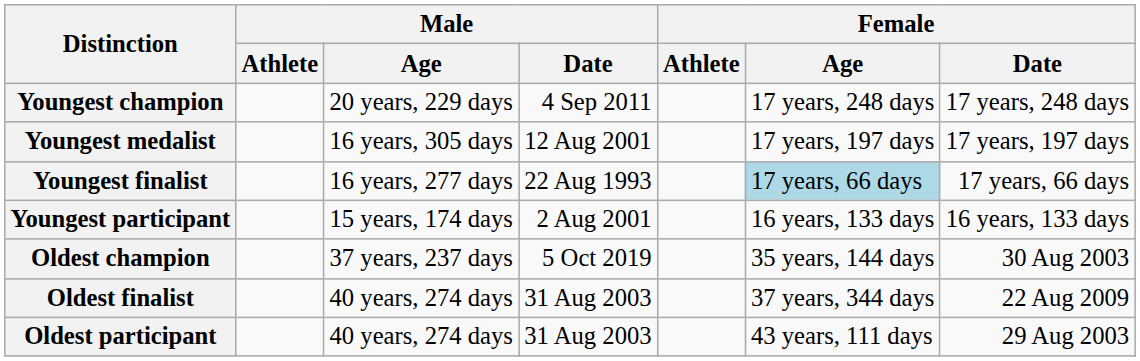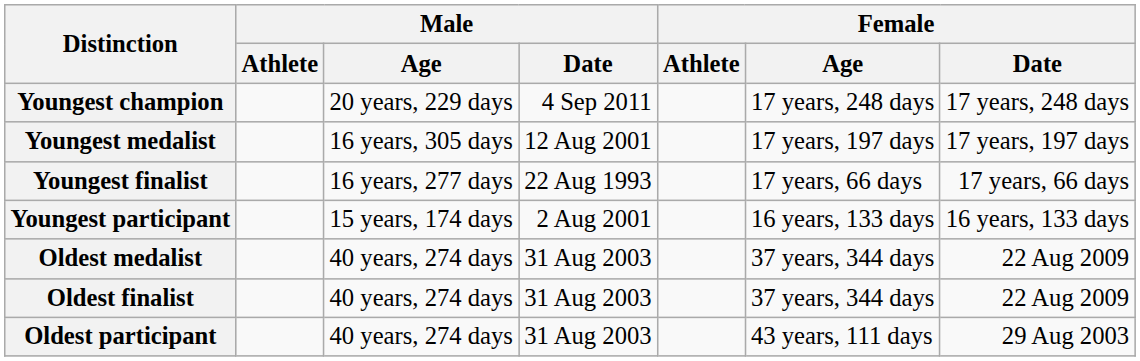(837, 180) lightblue background -> (837, 180) no background
- row: (120, 258)
+ row: (120, 258)
